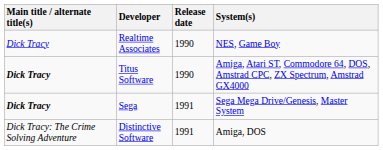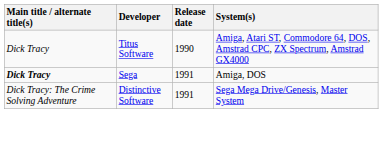- row: (139, 43)
(28, 74) bold -> (28, 48) normal
(282, 106) Sega Mega Drive/Genesis, Master System -> (241, 74) Amiga, DOS
(241, 132) Amiga, DOS -> (282, 95) Sega Mega Drive/Genesis, Master System
